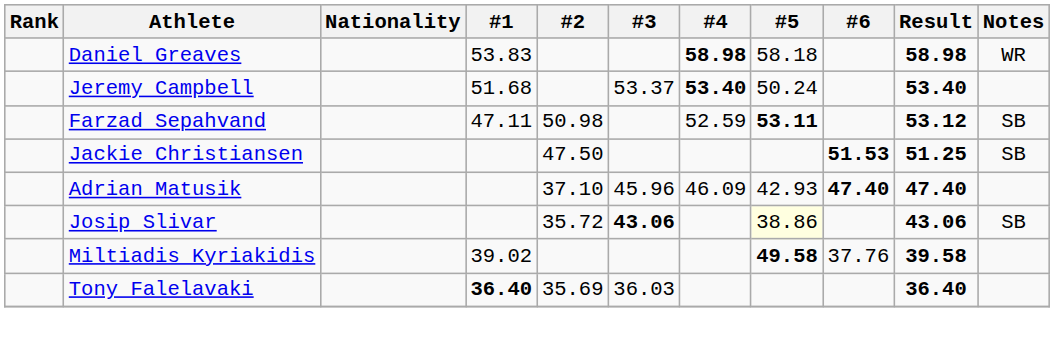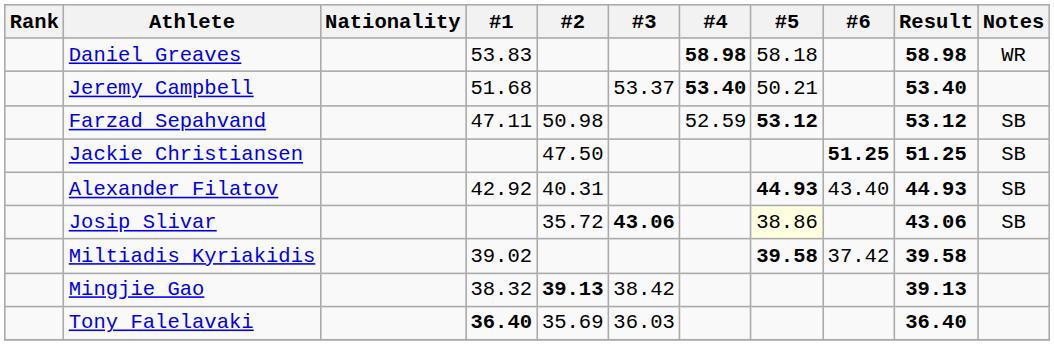(787, 88) 50.24 -> (787, 88) 50.21
(787, 122) 53.11 -> (787, 122) 53.12
(858, 155) 51.53 -> (858, 155) 51.25
- row: (155, 189)
+ row: (174, 189)
(787, 256) 49.58 -> (787, 256) 39.58
(858, 256) 37.76 -> (858, 256) 37.42
+ row: (137, 289)
